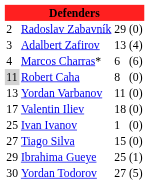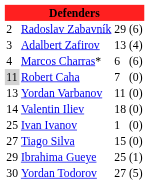(136, 29) (0) -> (136, 29) (6)
(117, 77) 8 -> (117, 77) 7
(12, 109) 17 -> (12, 109) 14
